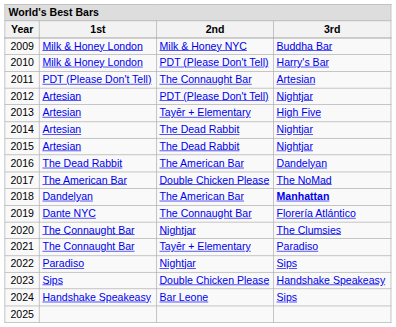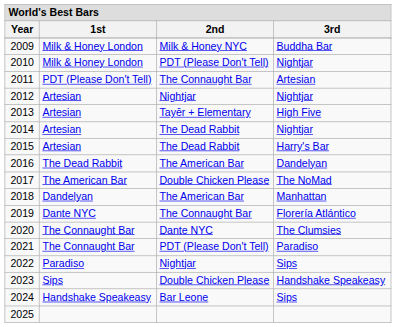(303, 63) Harry's Bar -> (295, 63) Nightjar
(214, 96) PDT (Please Don't Tell) -> (178, 96) Nightjar
(295, 146) Nightjar -> (303, 146) Harry's Bar
(303, 197) bold -> (302, 197) normal
(178, 230) Nightjar -> (186, 230) Dante NYC
(205, 247) Tayēr + Elementary -> (214, 247) PDT (Please Don't Tell)
